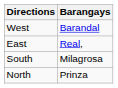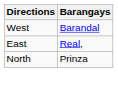- row: (20, 59)
